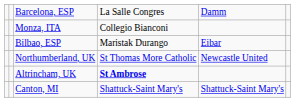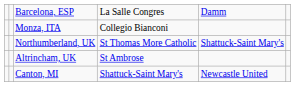- row: (38, 43)
(234, 58) Newcastle United -> (242, 43) Shattuck-Saint Mary's
(123, 74) bold -> (122, 58) normal
(242, 89) Shattuck-Saint Mary's -> (234, 74) Newcastle United
